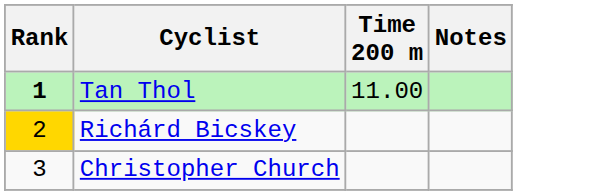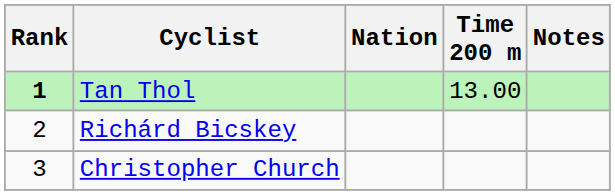+ column: (394, 38)
(387, 91) 11.00 -> (485, 91) 13.00
(40, 131) gold background -> (40, 131) no background
